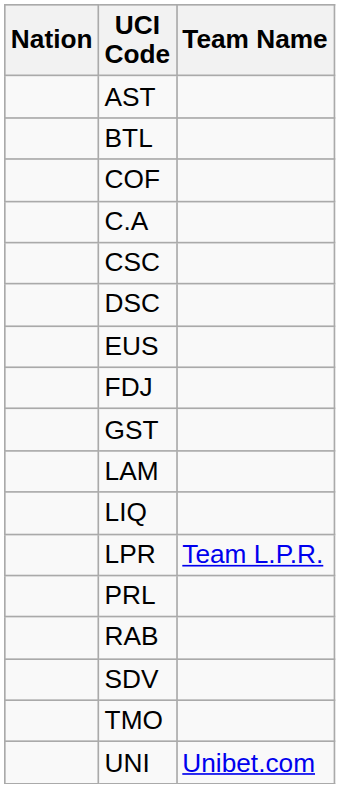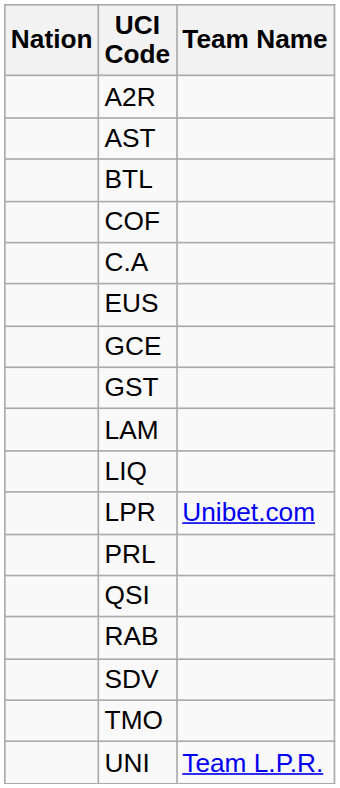+ row: (130, 96)
- row: (132, 262)
- row: (132, 304)
- row: (129, 387)
+ row: (133, 346)
(253, 554) Team L.P.R. -> (249, 512) Unibet.com
+ row: (127, 595)
(249, 762) Unibet.com -> (253, 762) Team L.P.R.
